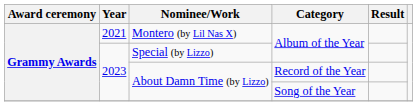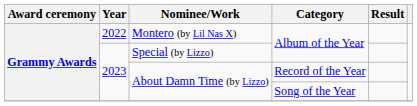(114, 33) 2021 -> (114, 33) 2022
